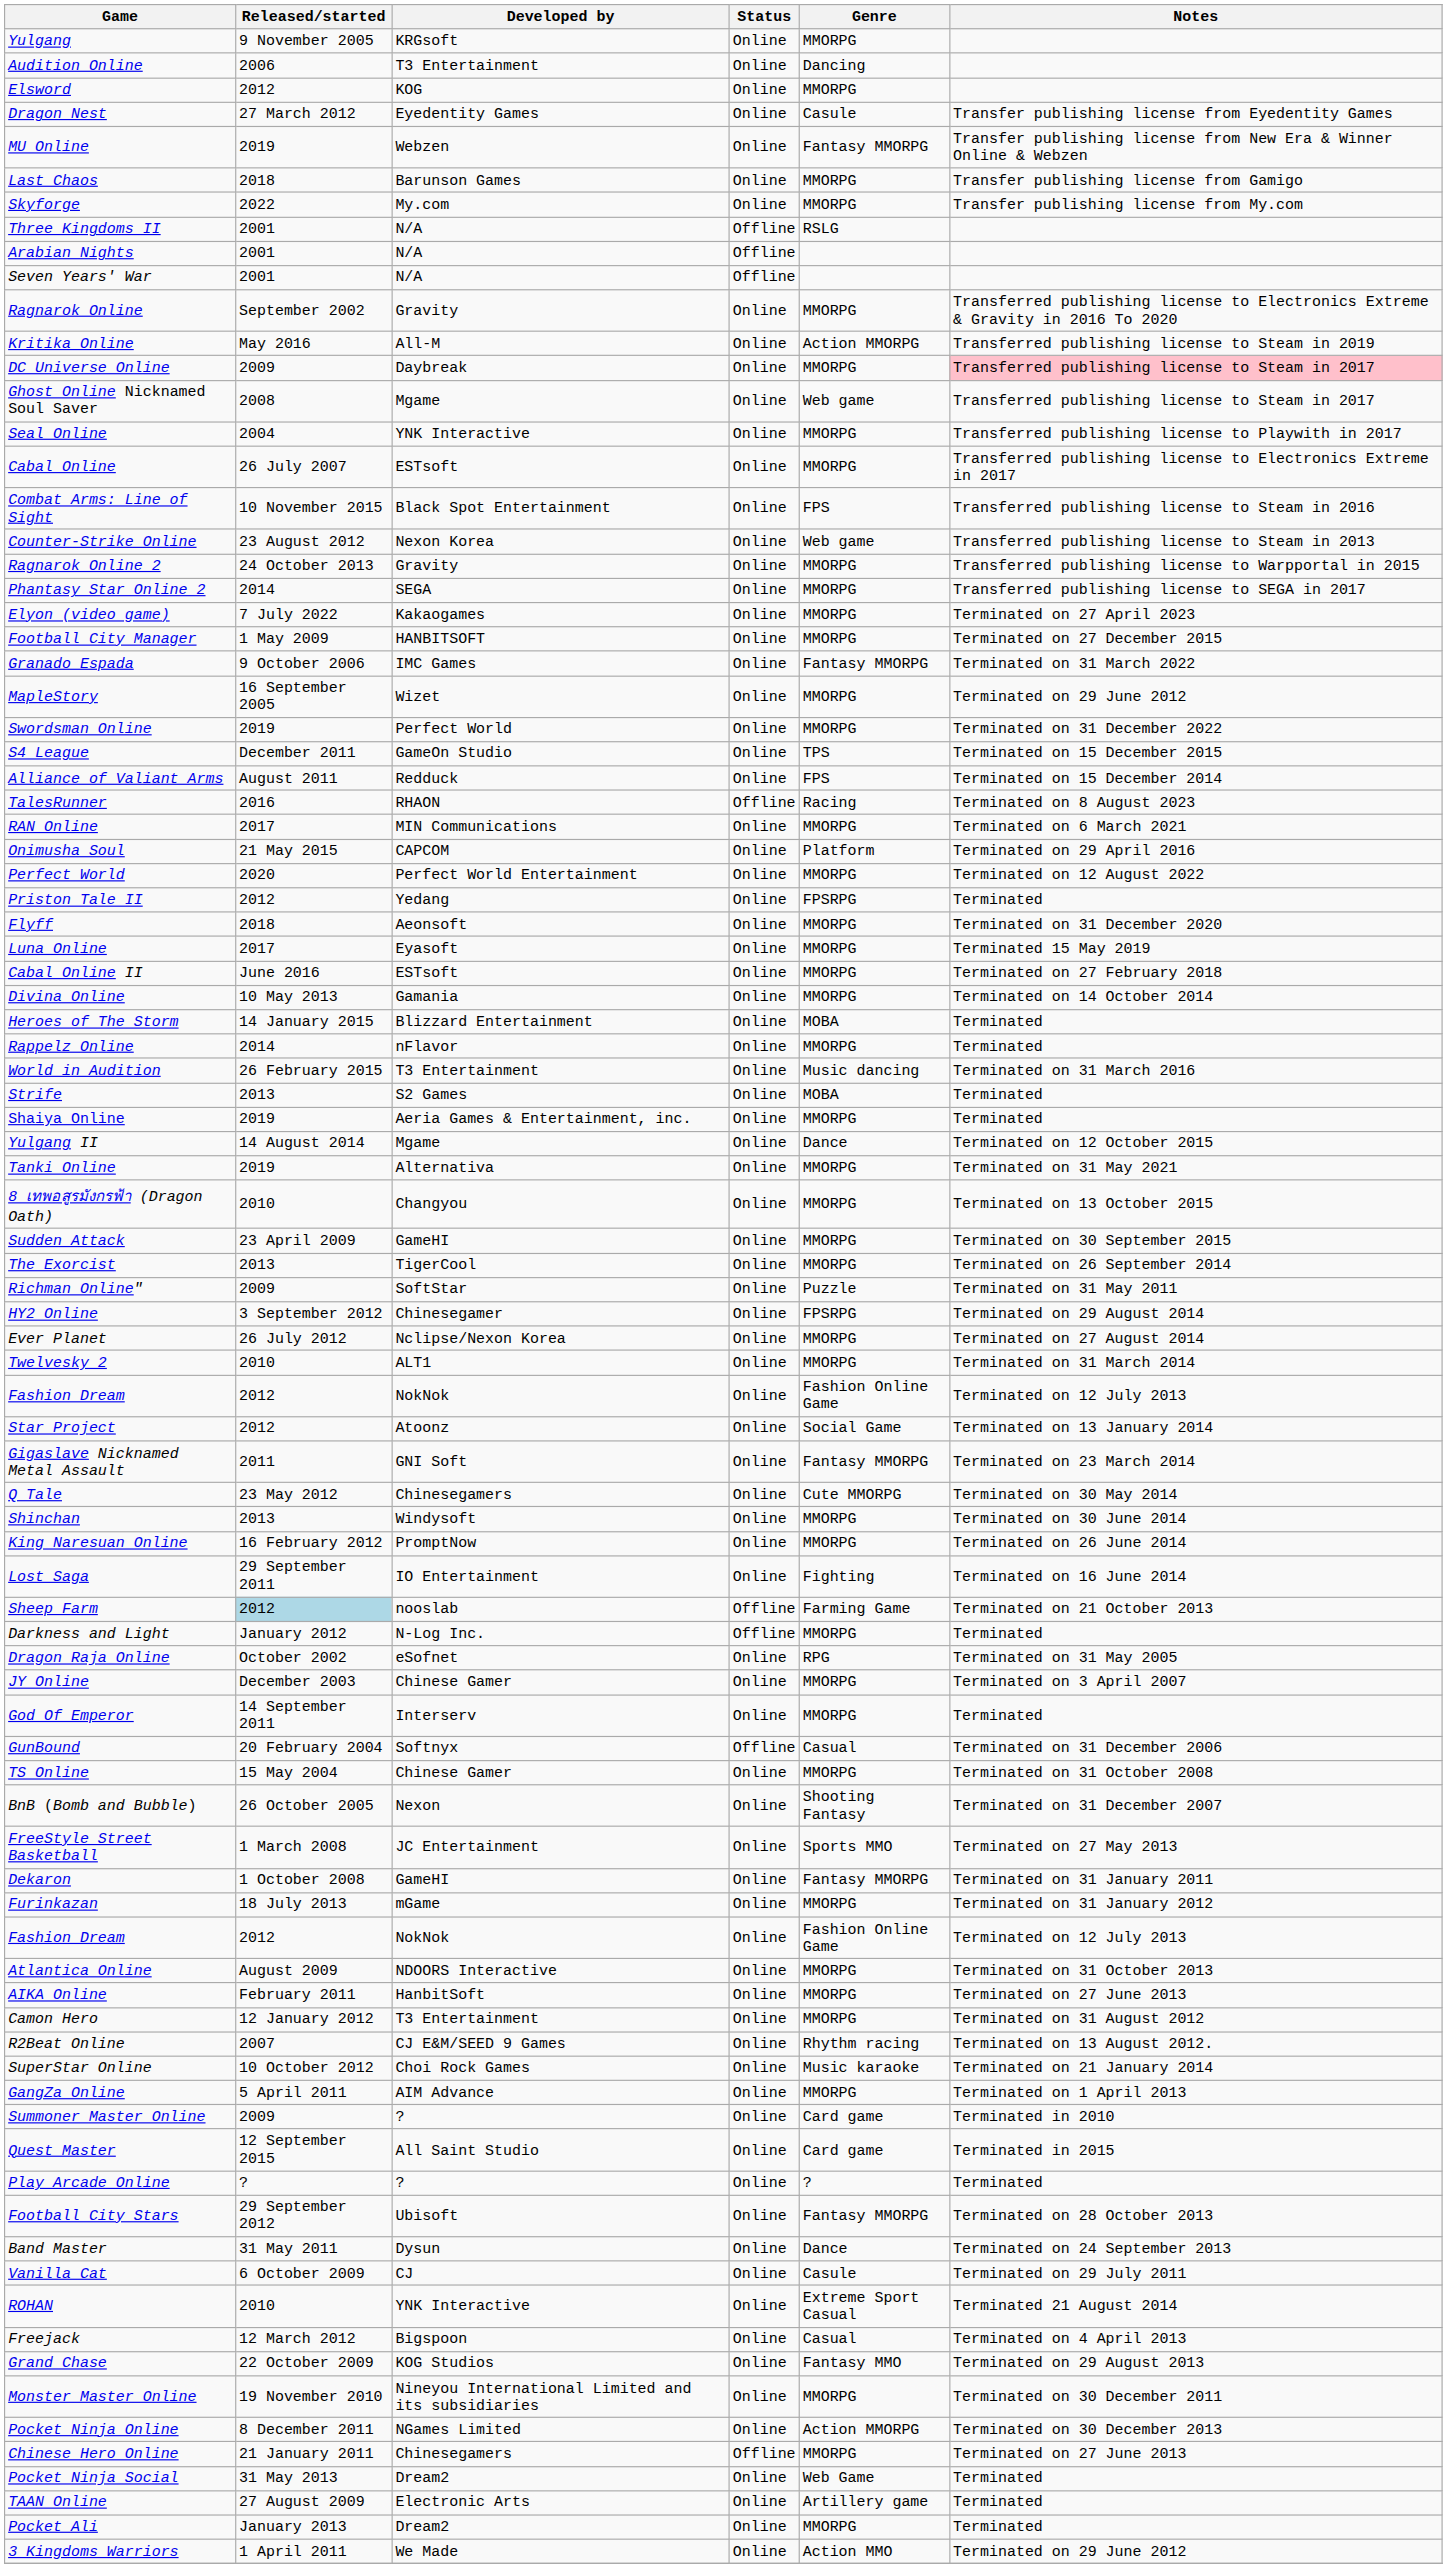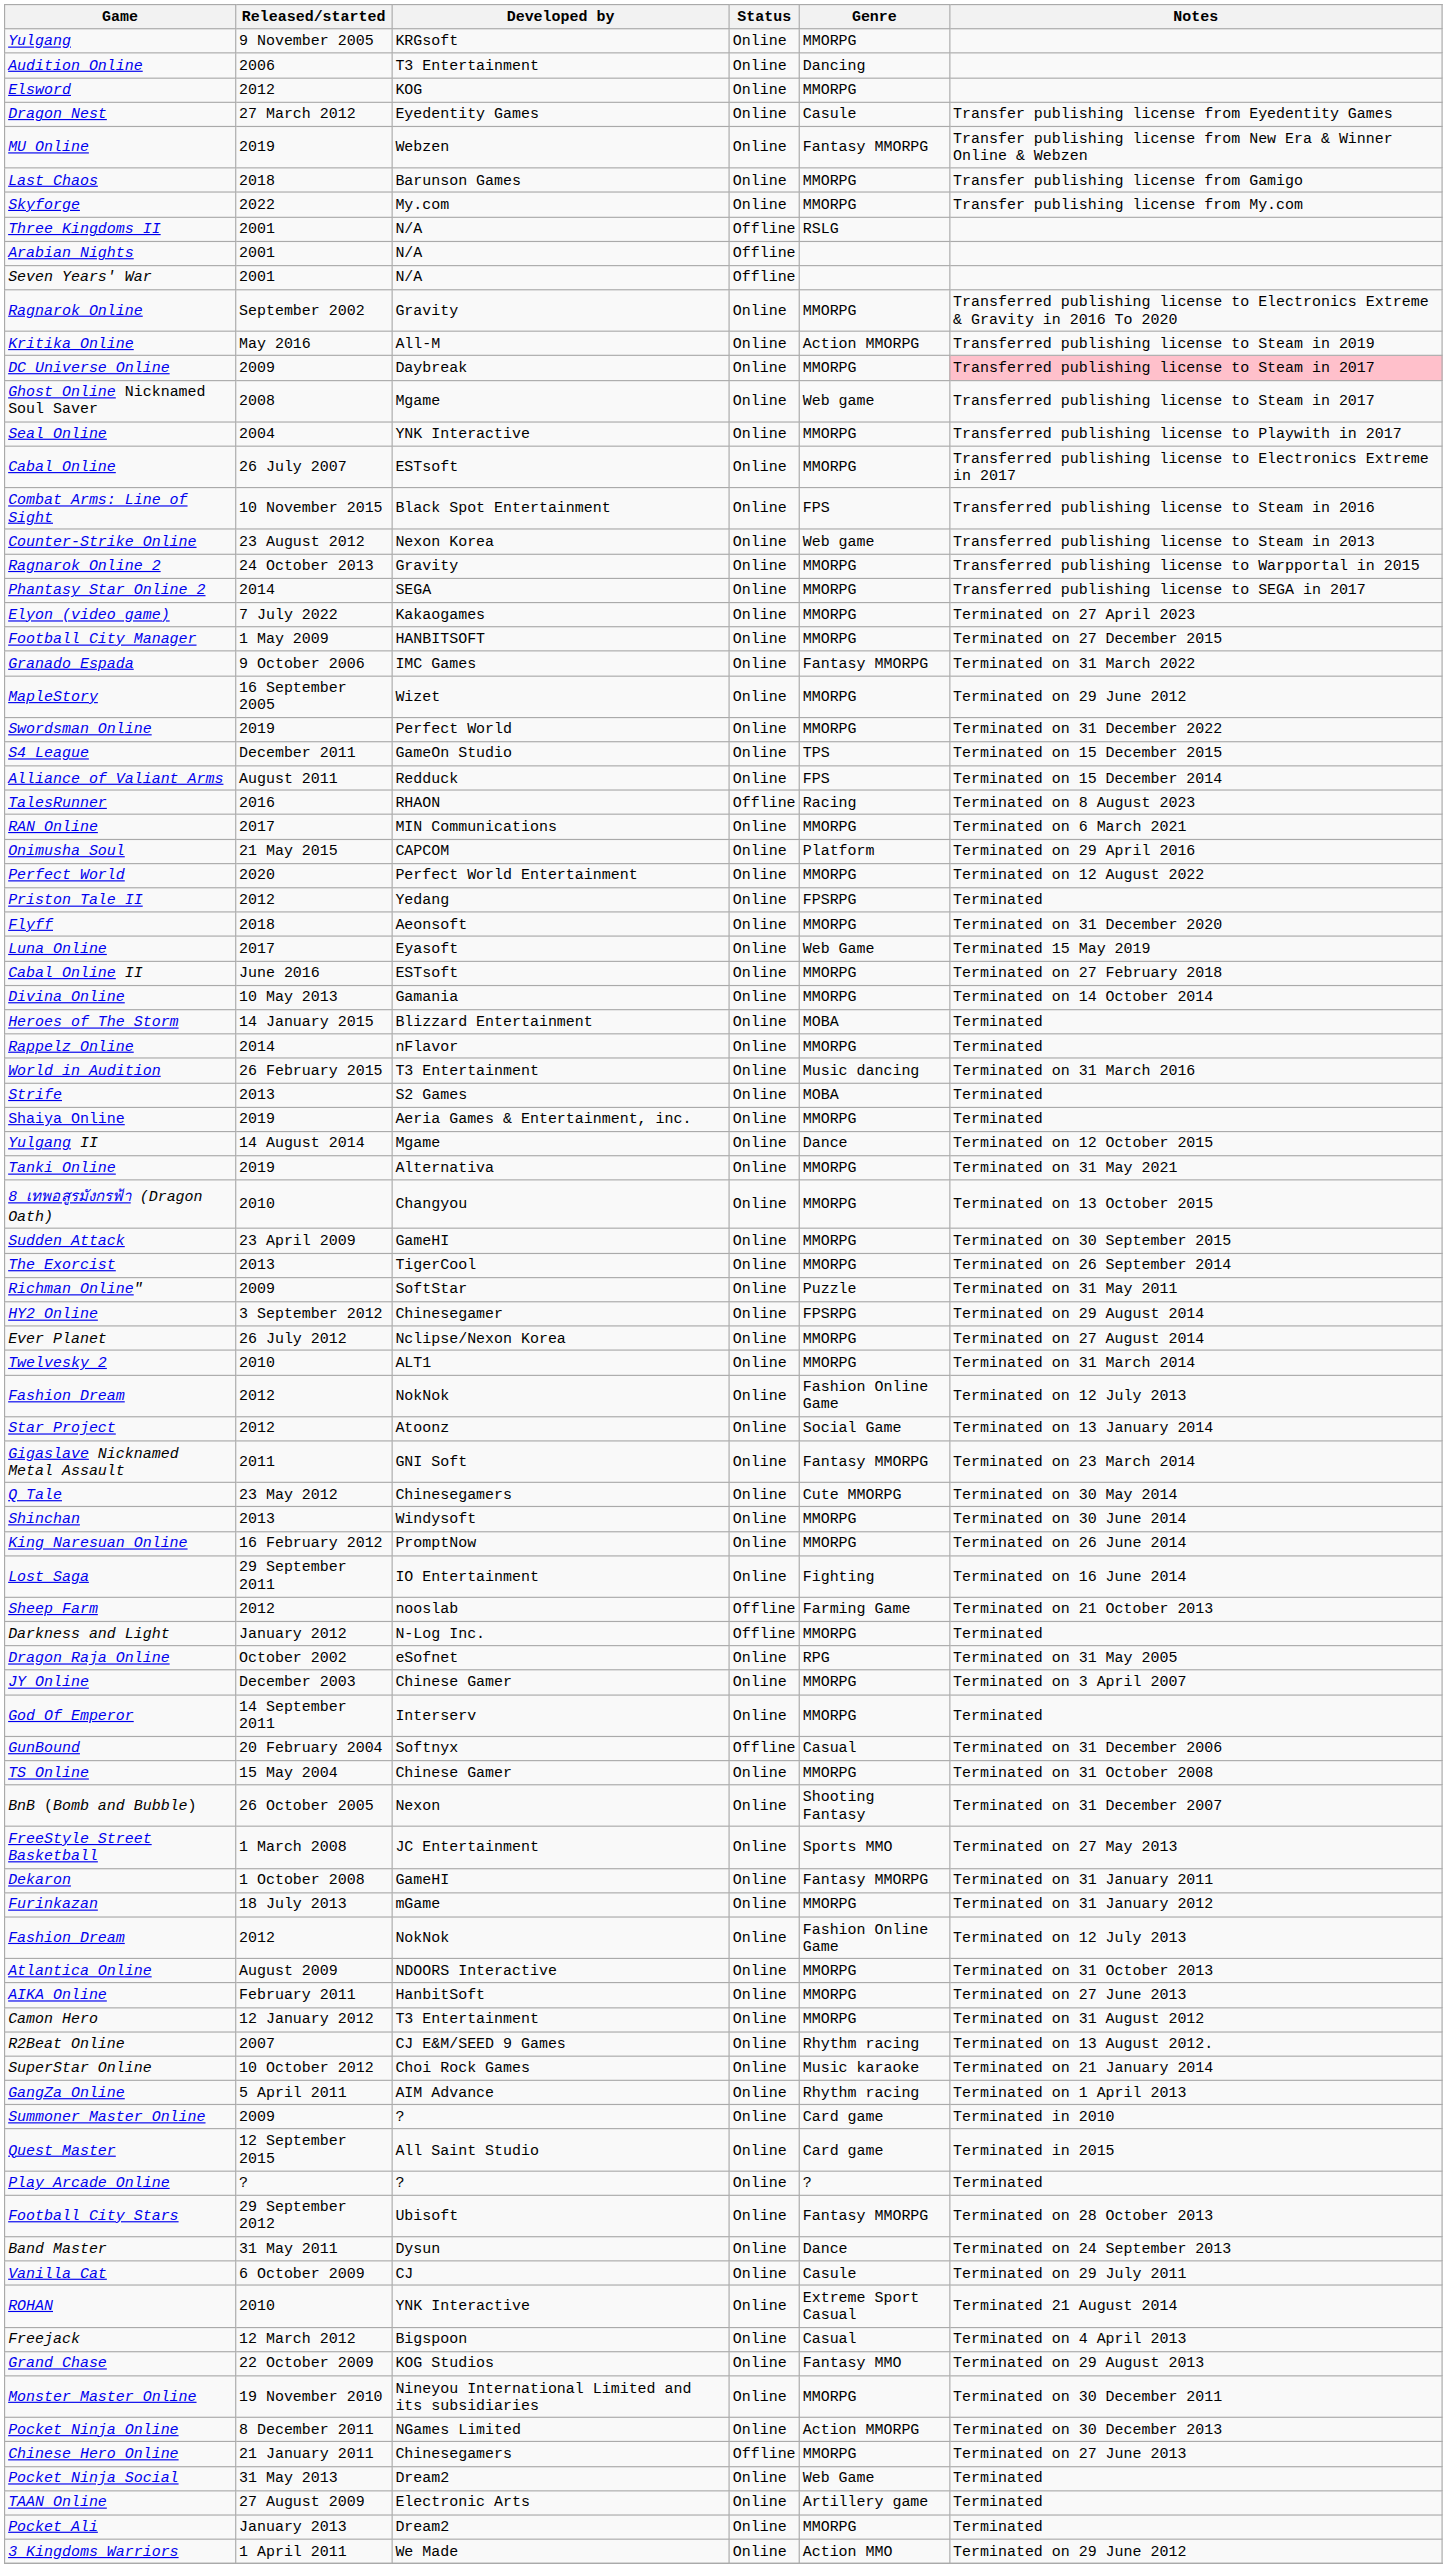(830, 949) MMORPG -> (839, 949) Web Game
(257, 1609) lightblue background -> (257, 1609) no background
(830, 2093) MMORPG -> (861, 2093) Rhythm racing
